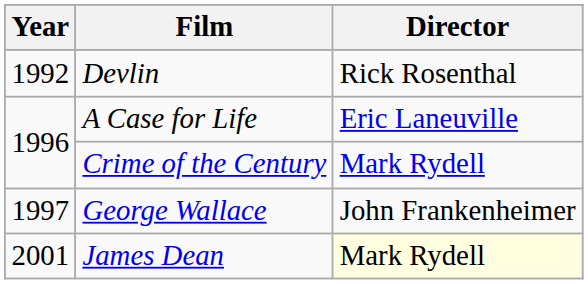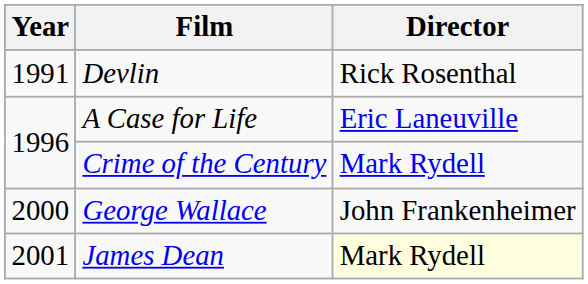(40, 73) 1992 -> (40, 73) 1991
(40, 210) 1997 -> (40, 210) 2000
